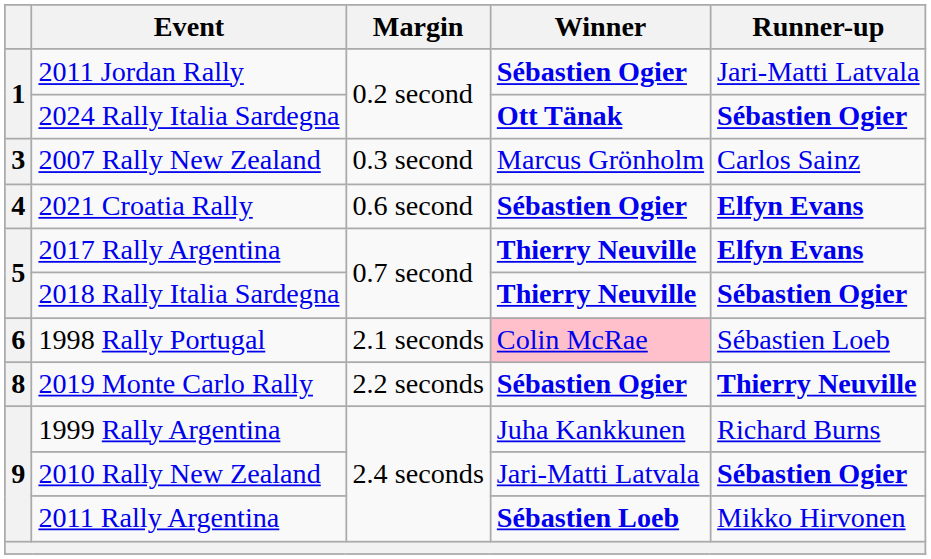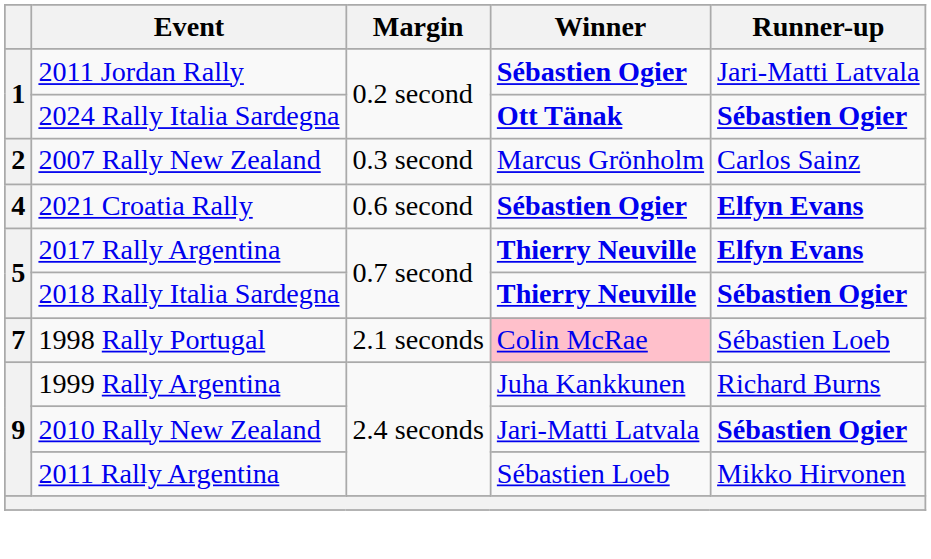(18, 160) 3 -> (18, 160) 2
(18, 339) 6 -> (18, 339) 7
- row: (176, 384)
(588, 518) bold -> (583, 473) normal
